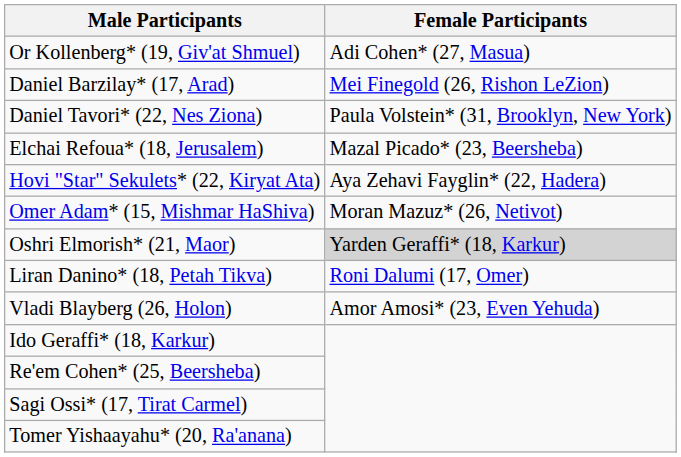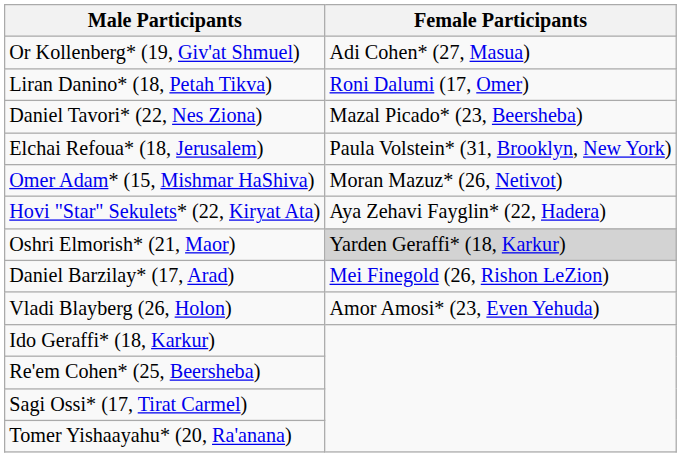rows swapped: (141, 276) <-> (122, 84)
(501, 116) Paula Volstein* (31, Brooklyn, New York) -> (456, 116) Mazal Picado* (23, Beersheba)
(456, 148) Mazal Picado* (23, Beersheba) -> (501, 148) Paula Volstein* (31, Brooklyn, New York)
rows swapped: (162, 212) <-> (165, 180)
